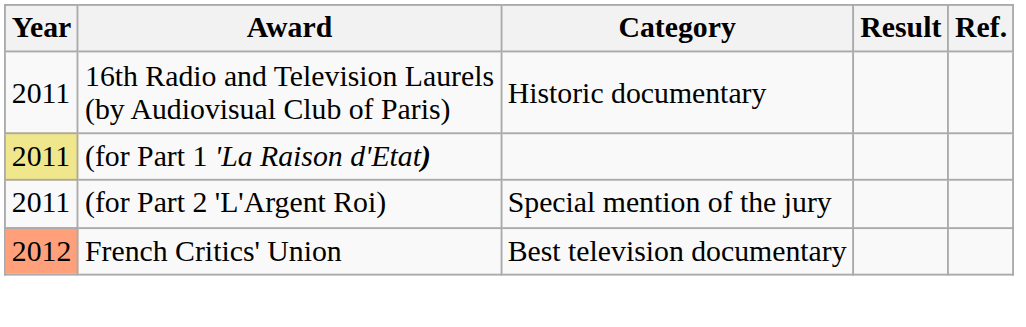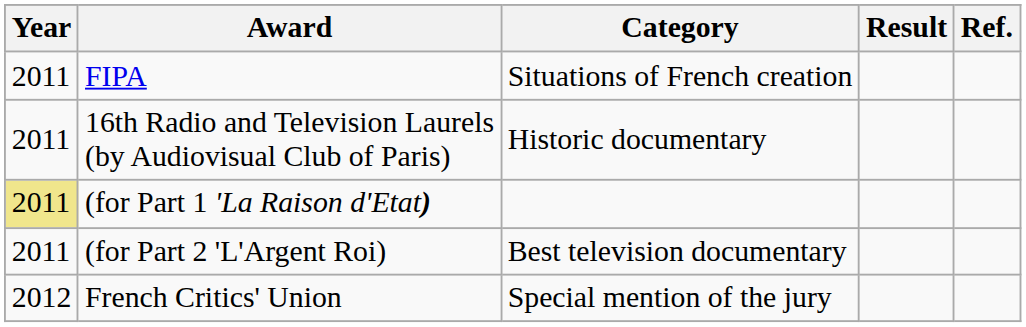+ row: (116, 75)
(670, 203) Special mention of the jury -> (677, 250) Best television documentary
(42, 250) lightsalmon background -> (42, 297) no background
(677, 250) Best television documentary -> (670, 297) Special mention of the jury
